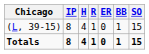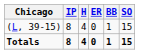- column: (93, 12)
